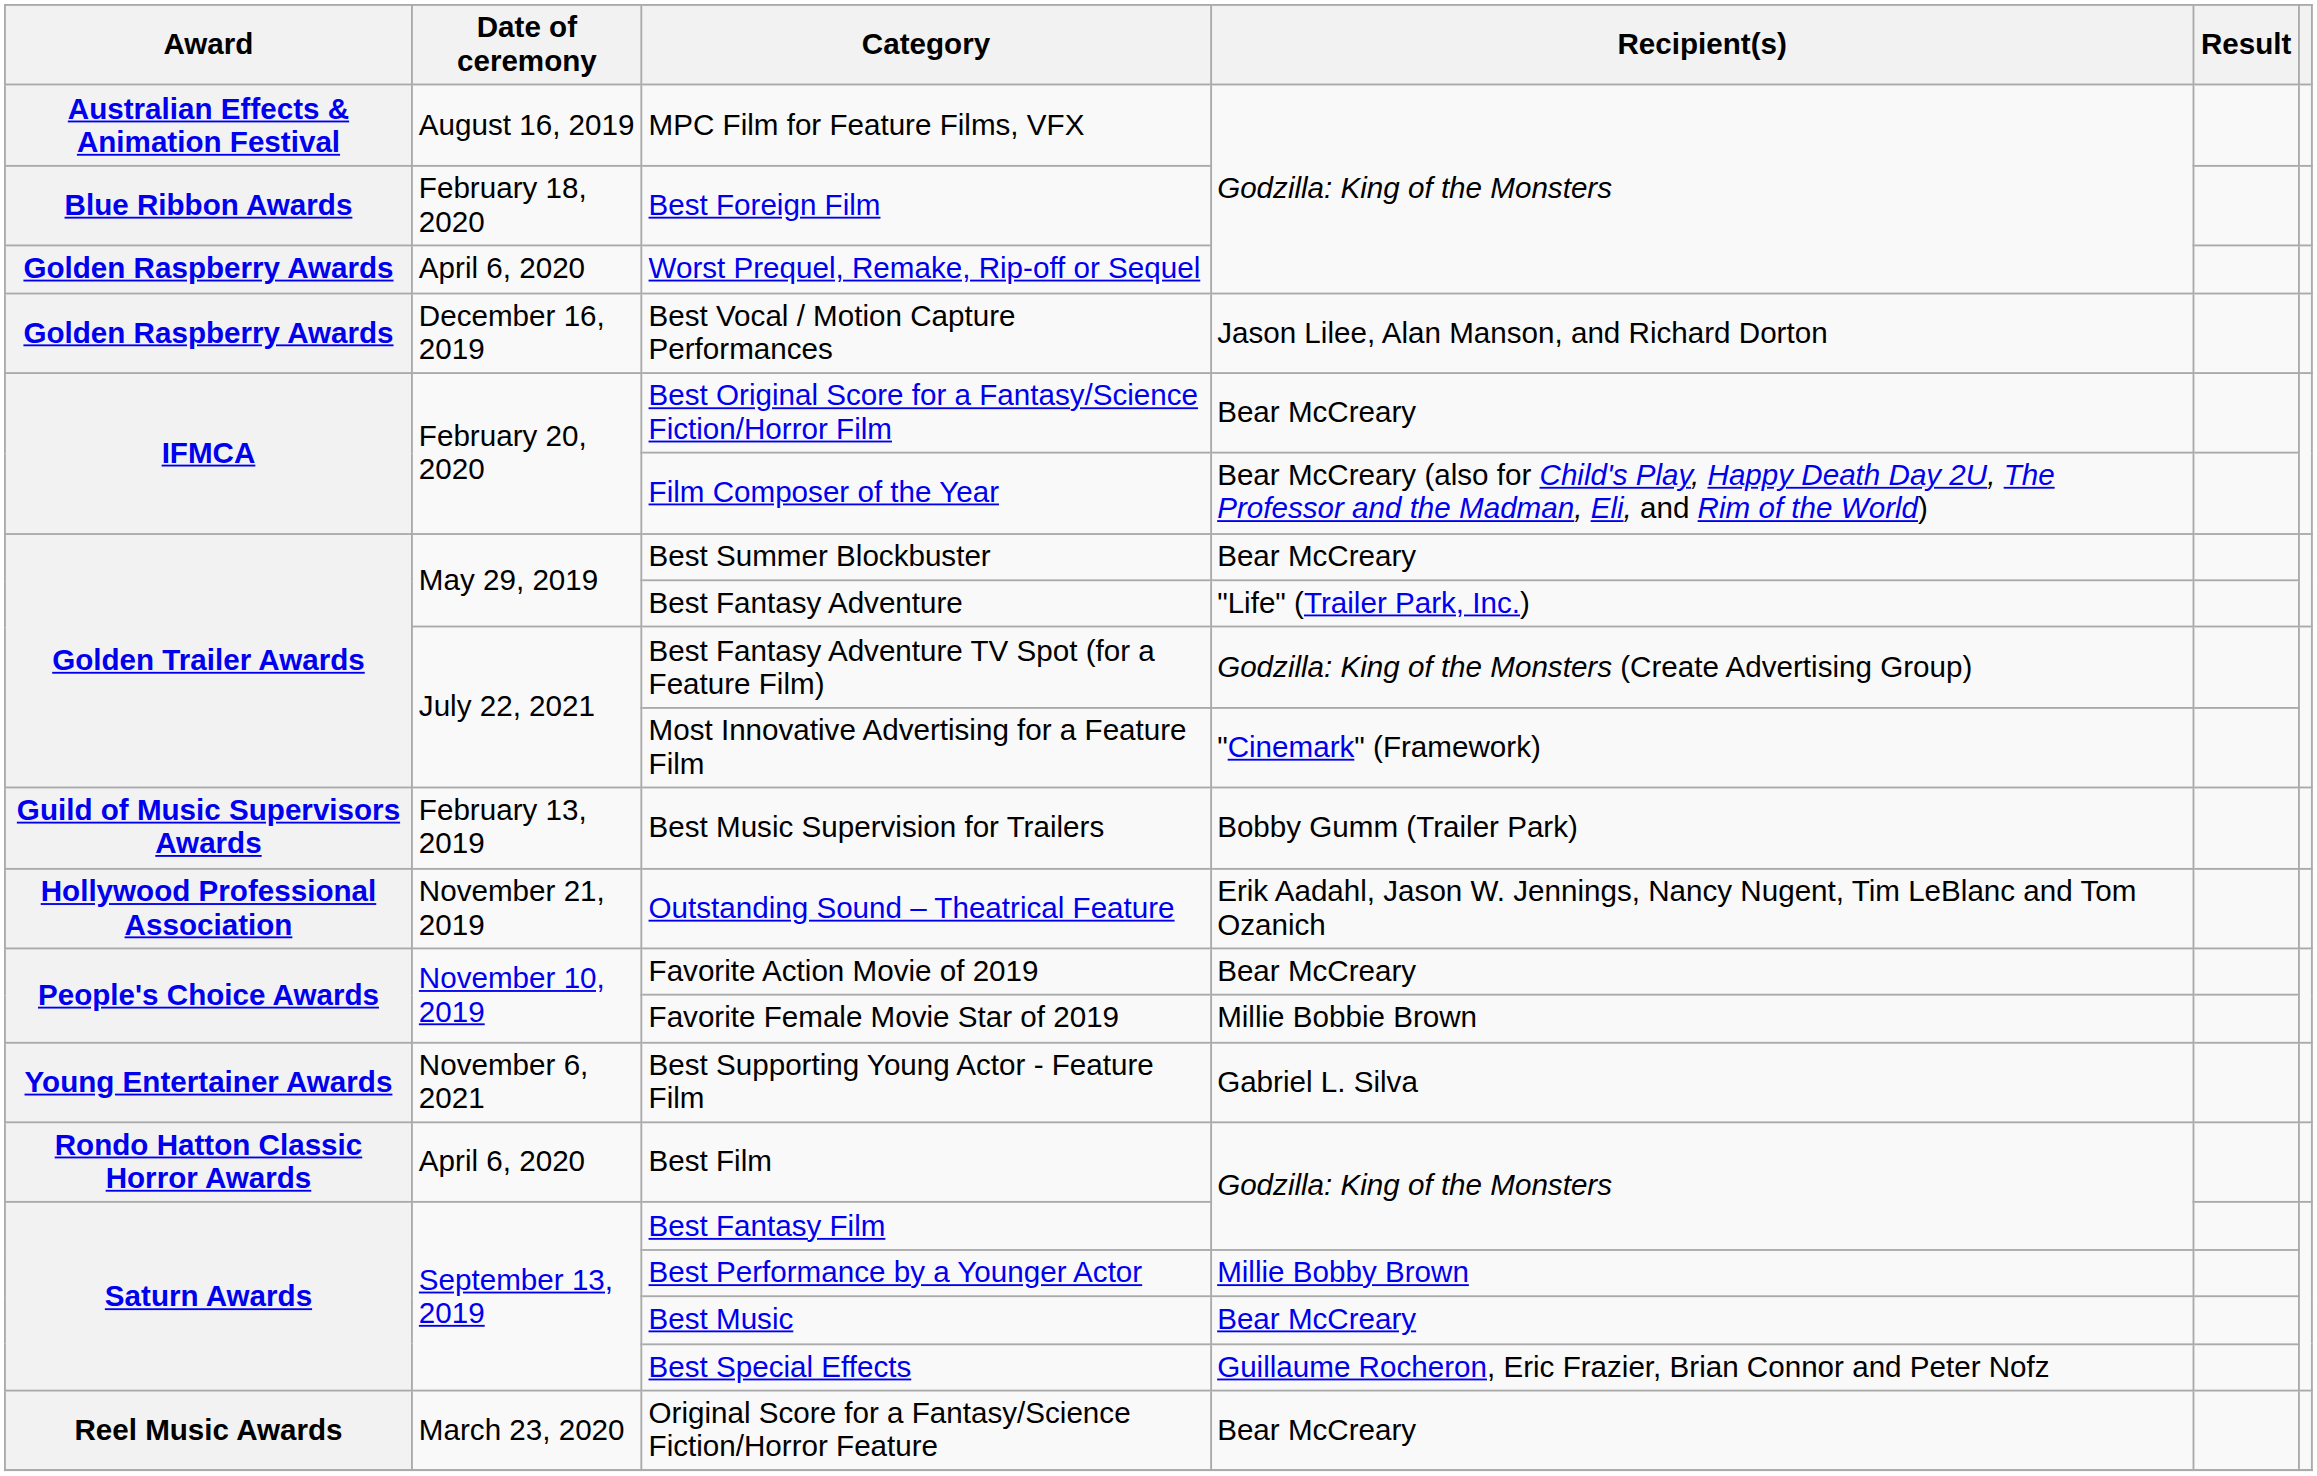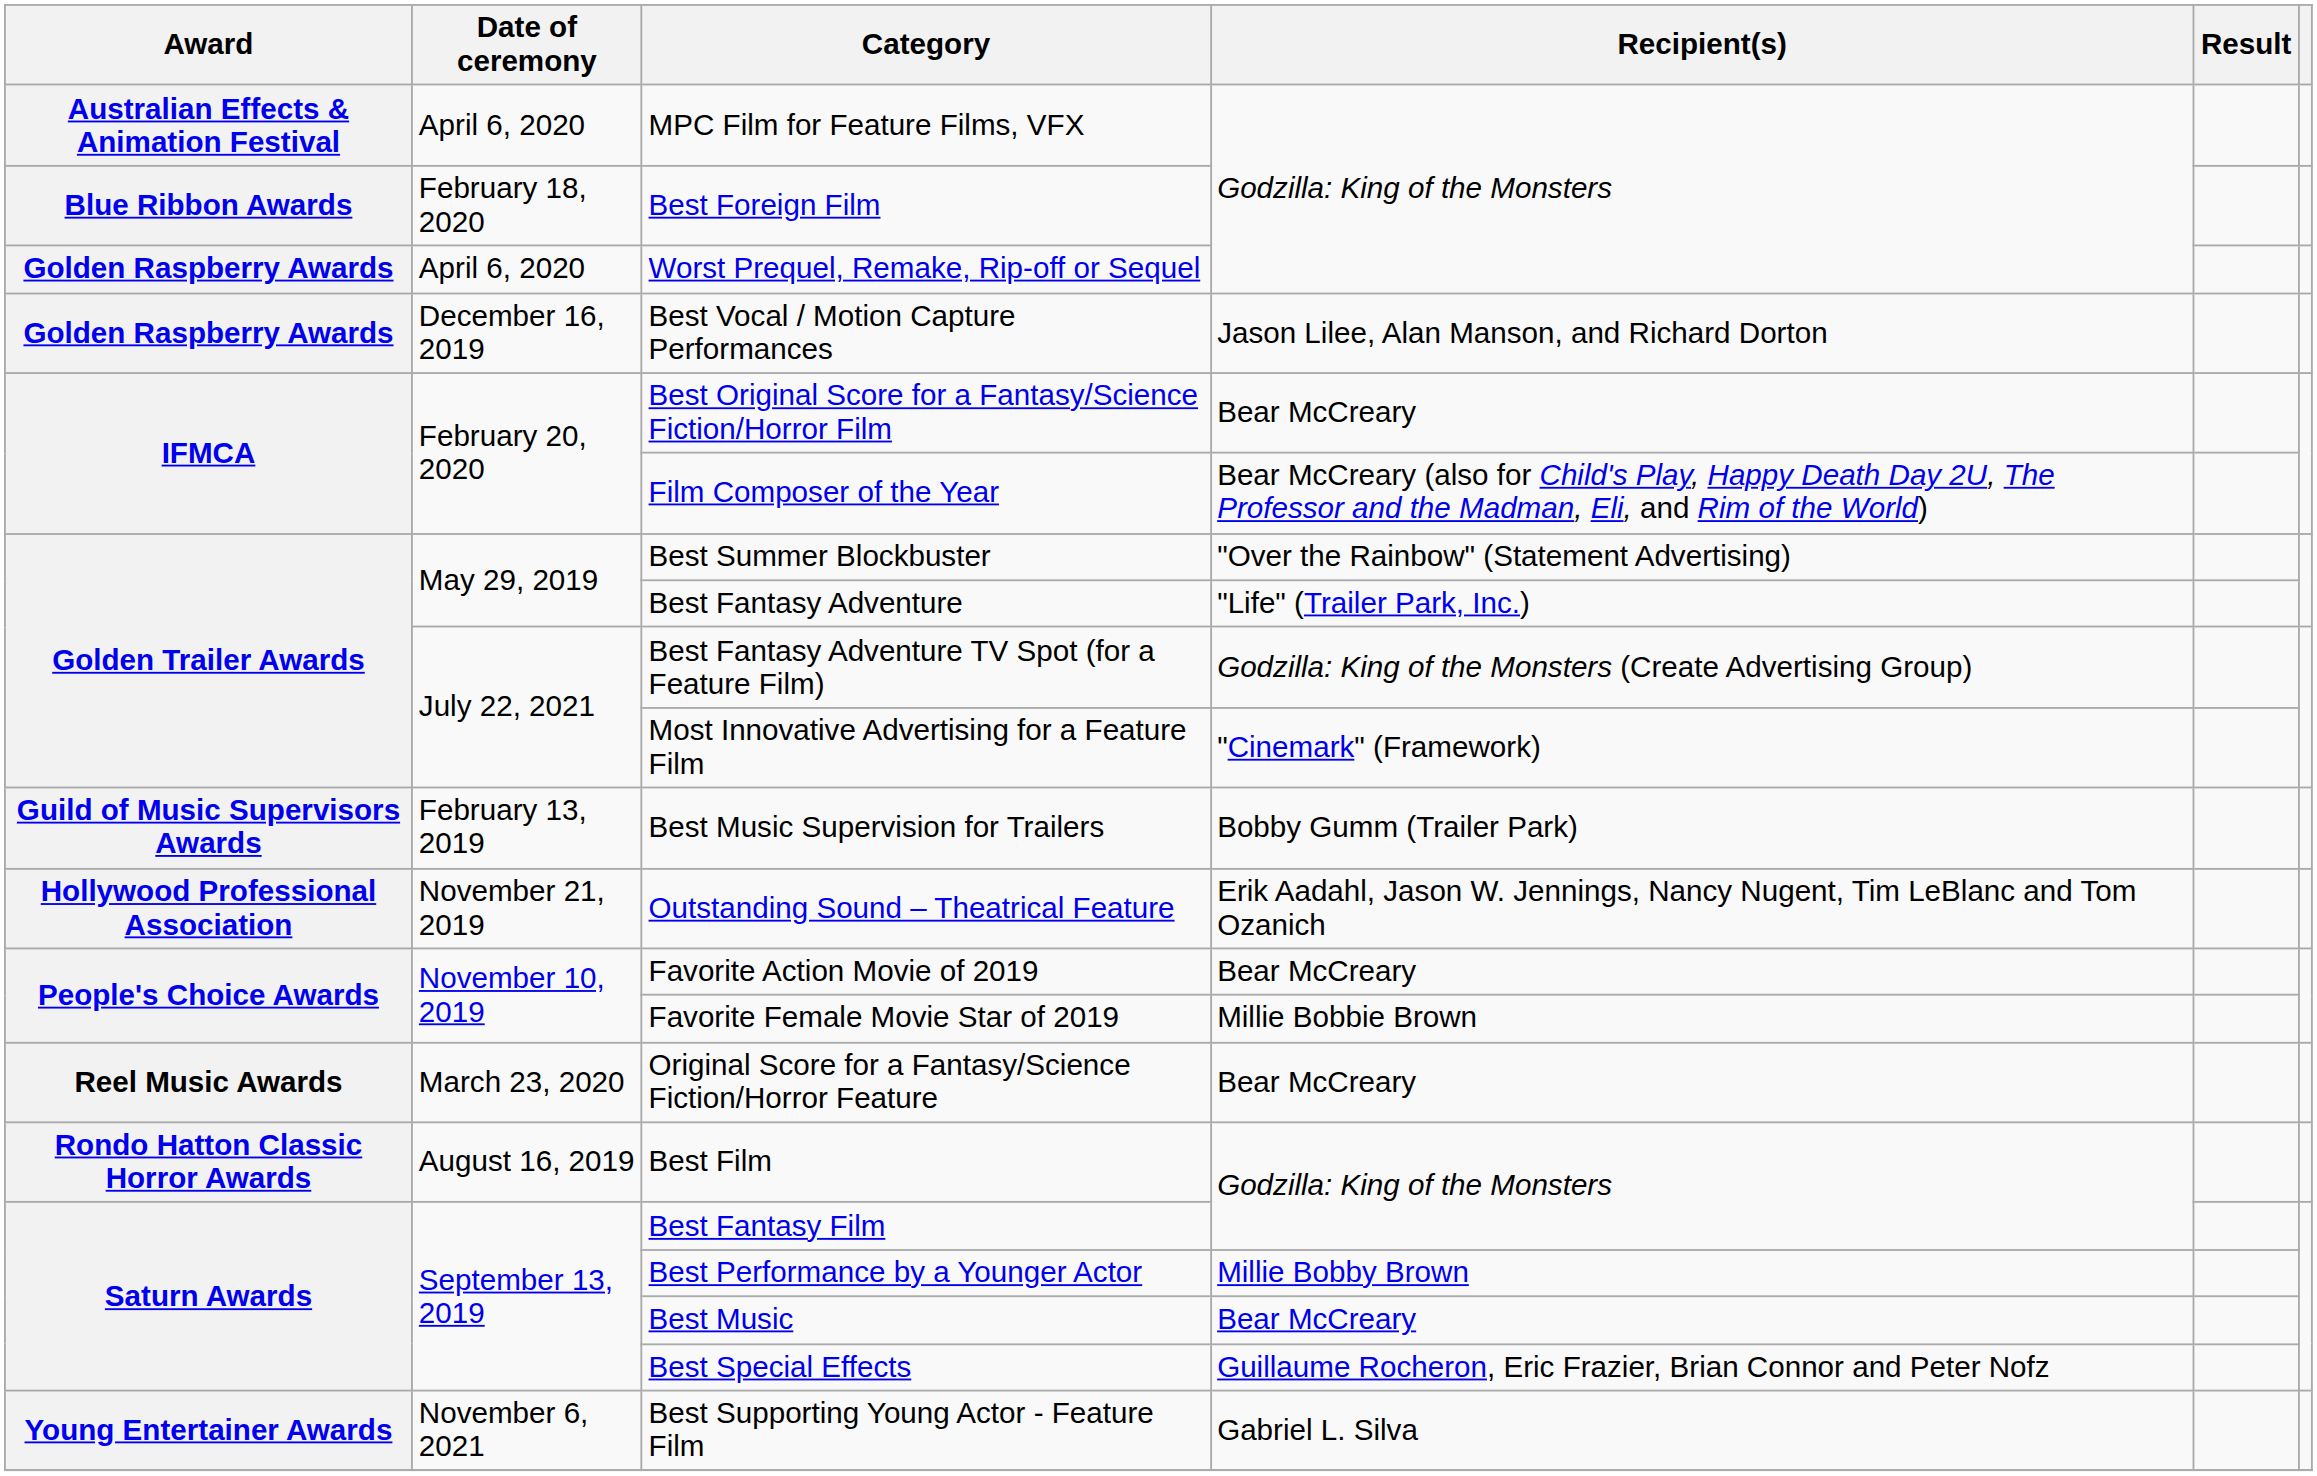(527, 124) August 16, 2019 -> (502, 124) April 6, 2020
(1317, 556) Bear McCreary -> (1504, 556) "Over the Rainbow" (Statement Advertising)
rows swapped: (890, 1430) <-> (901, 1081)
(502, 1162) April 6, 2020 -> (527, 1162) August 16, 2019
